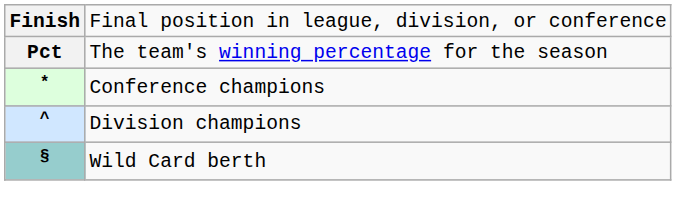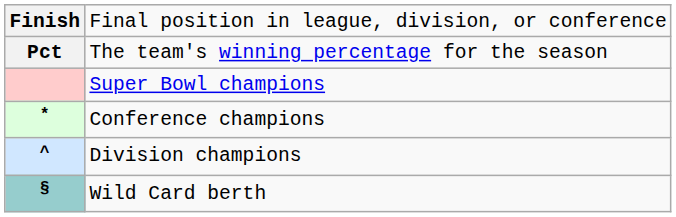+ row: (207, 85)
